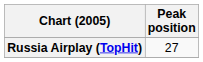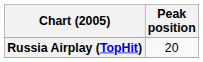(172, 47) 27 -> (172, 47) 20
